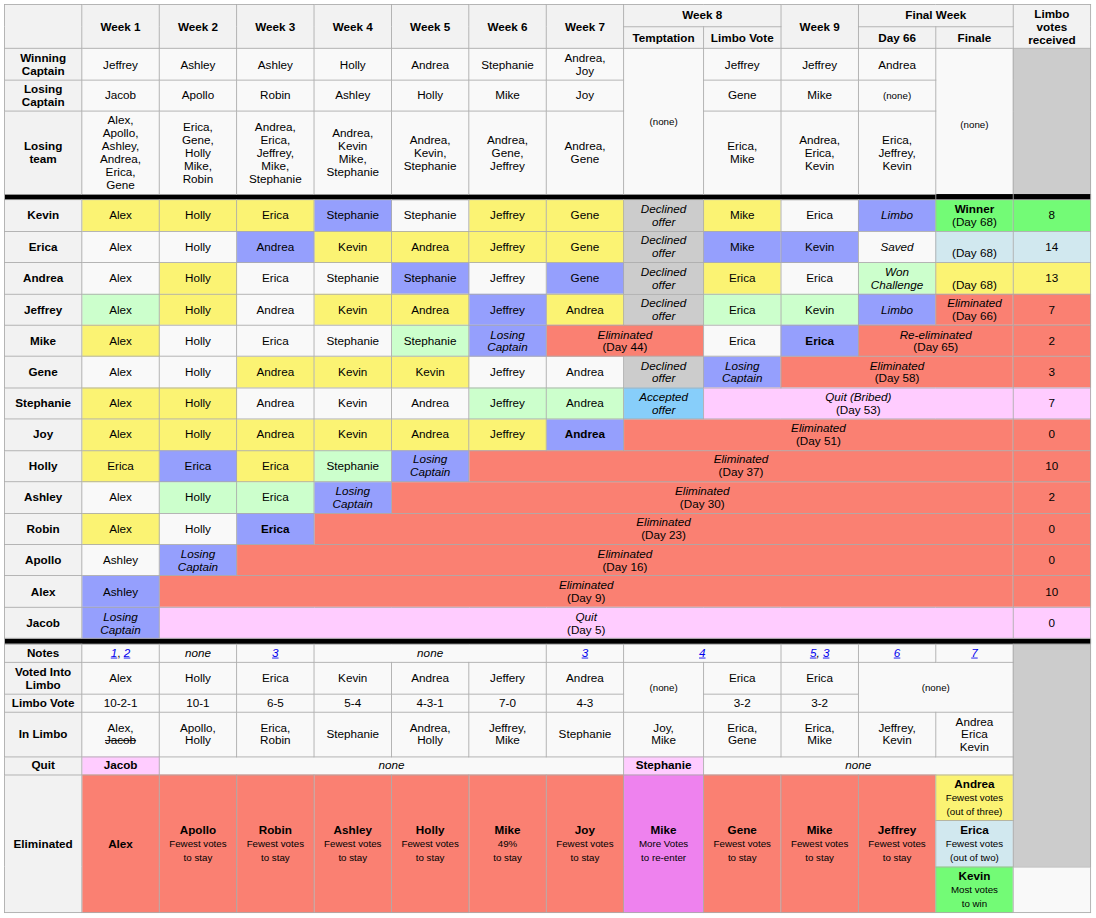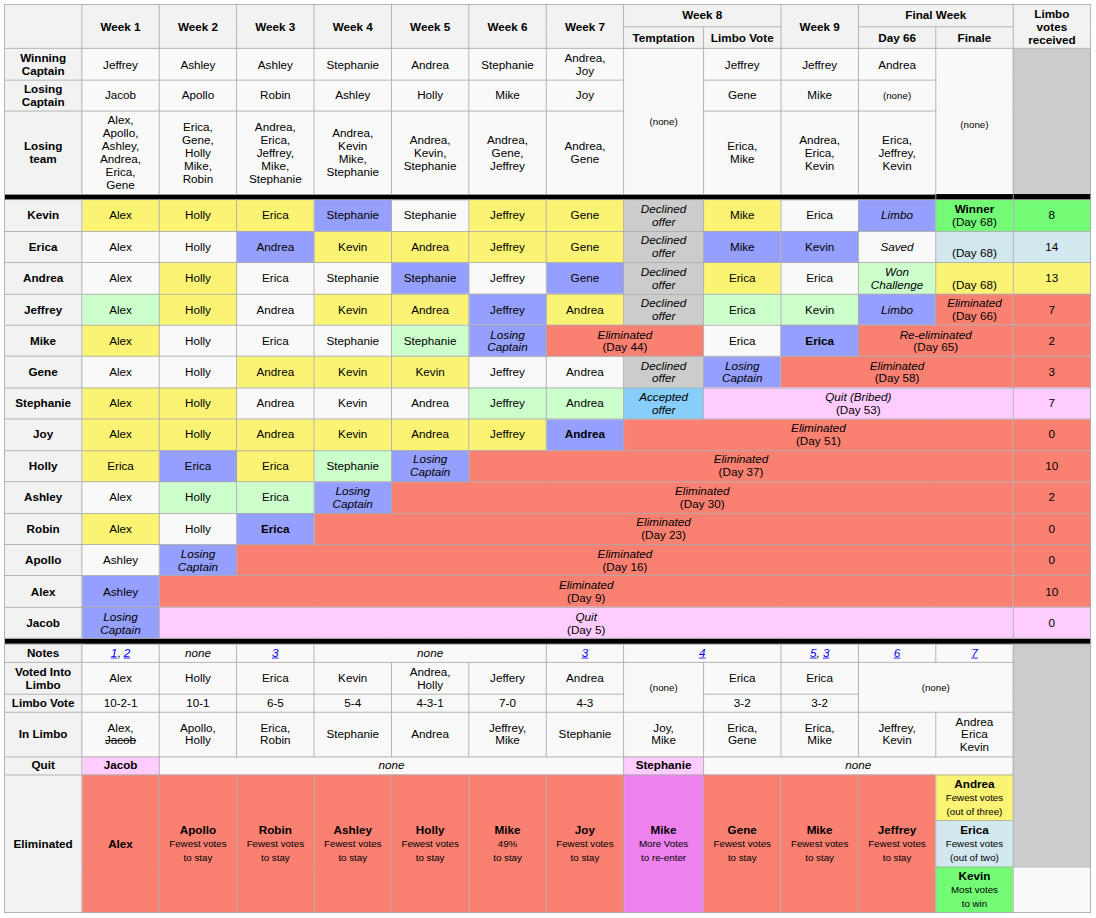(353, 64) Holly -> (353, 64) Stephanie
(430, 678) Andrea -> (430, 678) Andrea, Holly
(430, 734) Andrea, Holly -> (430, 734) Andrea
